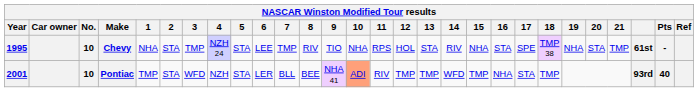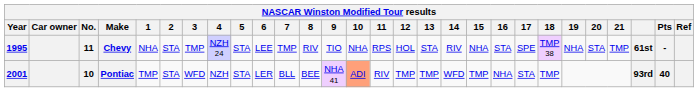(89, 48) 10 -> (89, 48) 11
